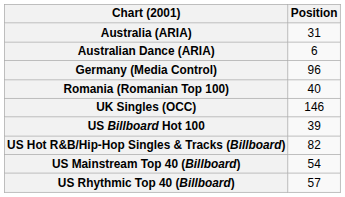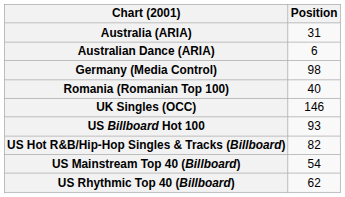(314, 70) 96 -> (314, 70) 98
(314, 126) 39 -> (314, 126) 93
(314, 182) 57 -> (314, 182) 62
